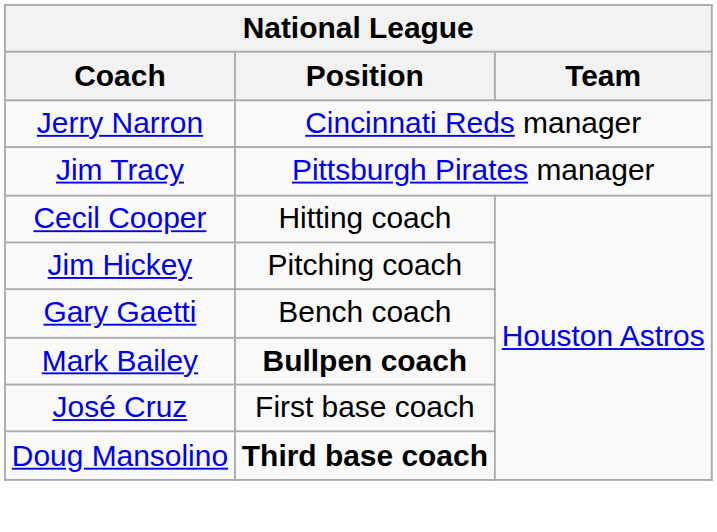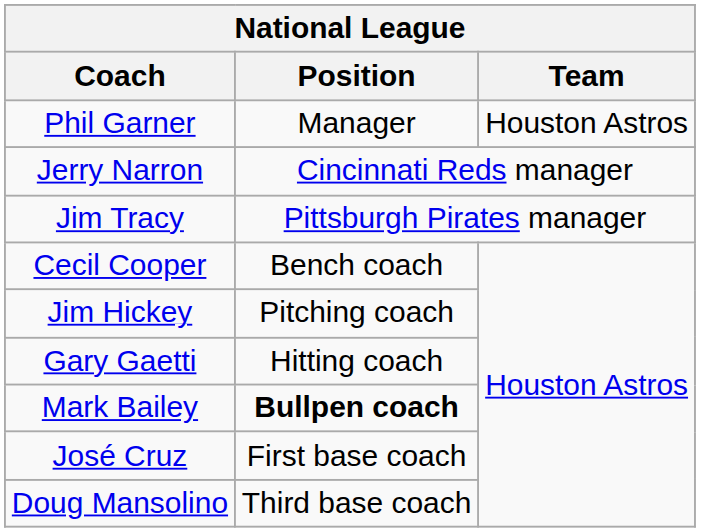+ row: (120, 123)
(365, 218) Hitting coach -> (357, 265) Bench coach
(365, 312) Bench coach -> (357, 360) Hitting coach
(365, 455) bold -> (357, 502) normal
